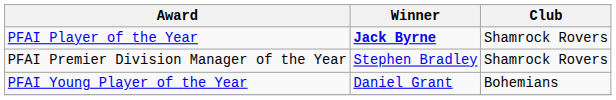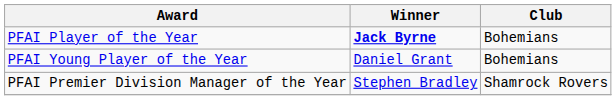(546, 38) Shamrock Rovers -> (521, 38) Bohemians
rows swapped: (128, 83) <-> (177, 61)
